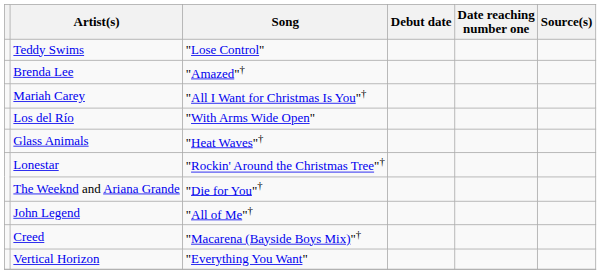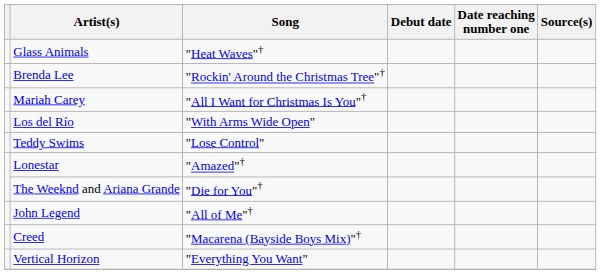rows swapped: (51, 140) <-> (49, 49)
(215, 72) "Amazed"† -> (285, 75) "Rockin' Around the Christmas Tree"†
(285, 164) "Rockin' Around the Christmas Tree"† -> (215, 164) "Amazed"†
